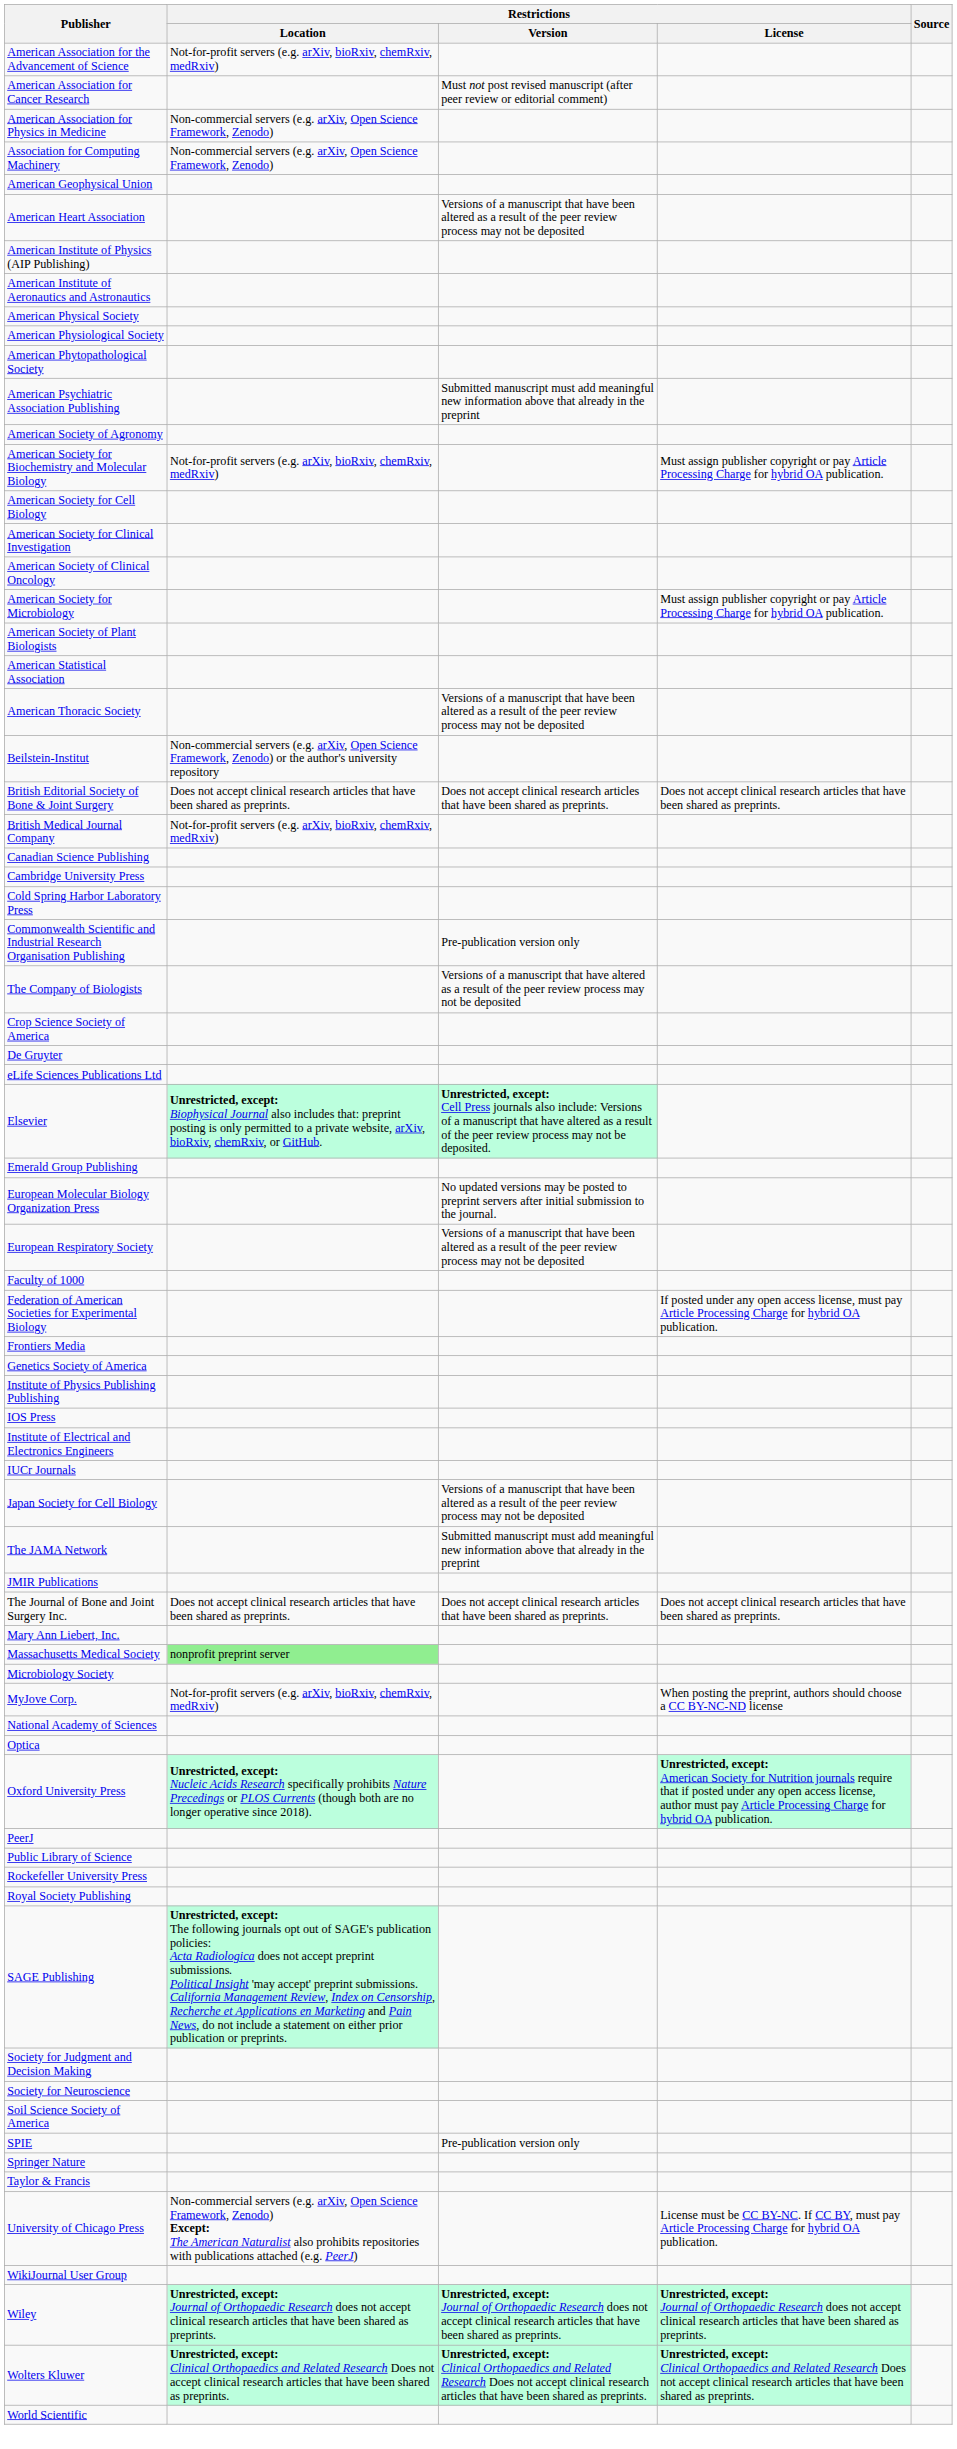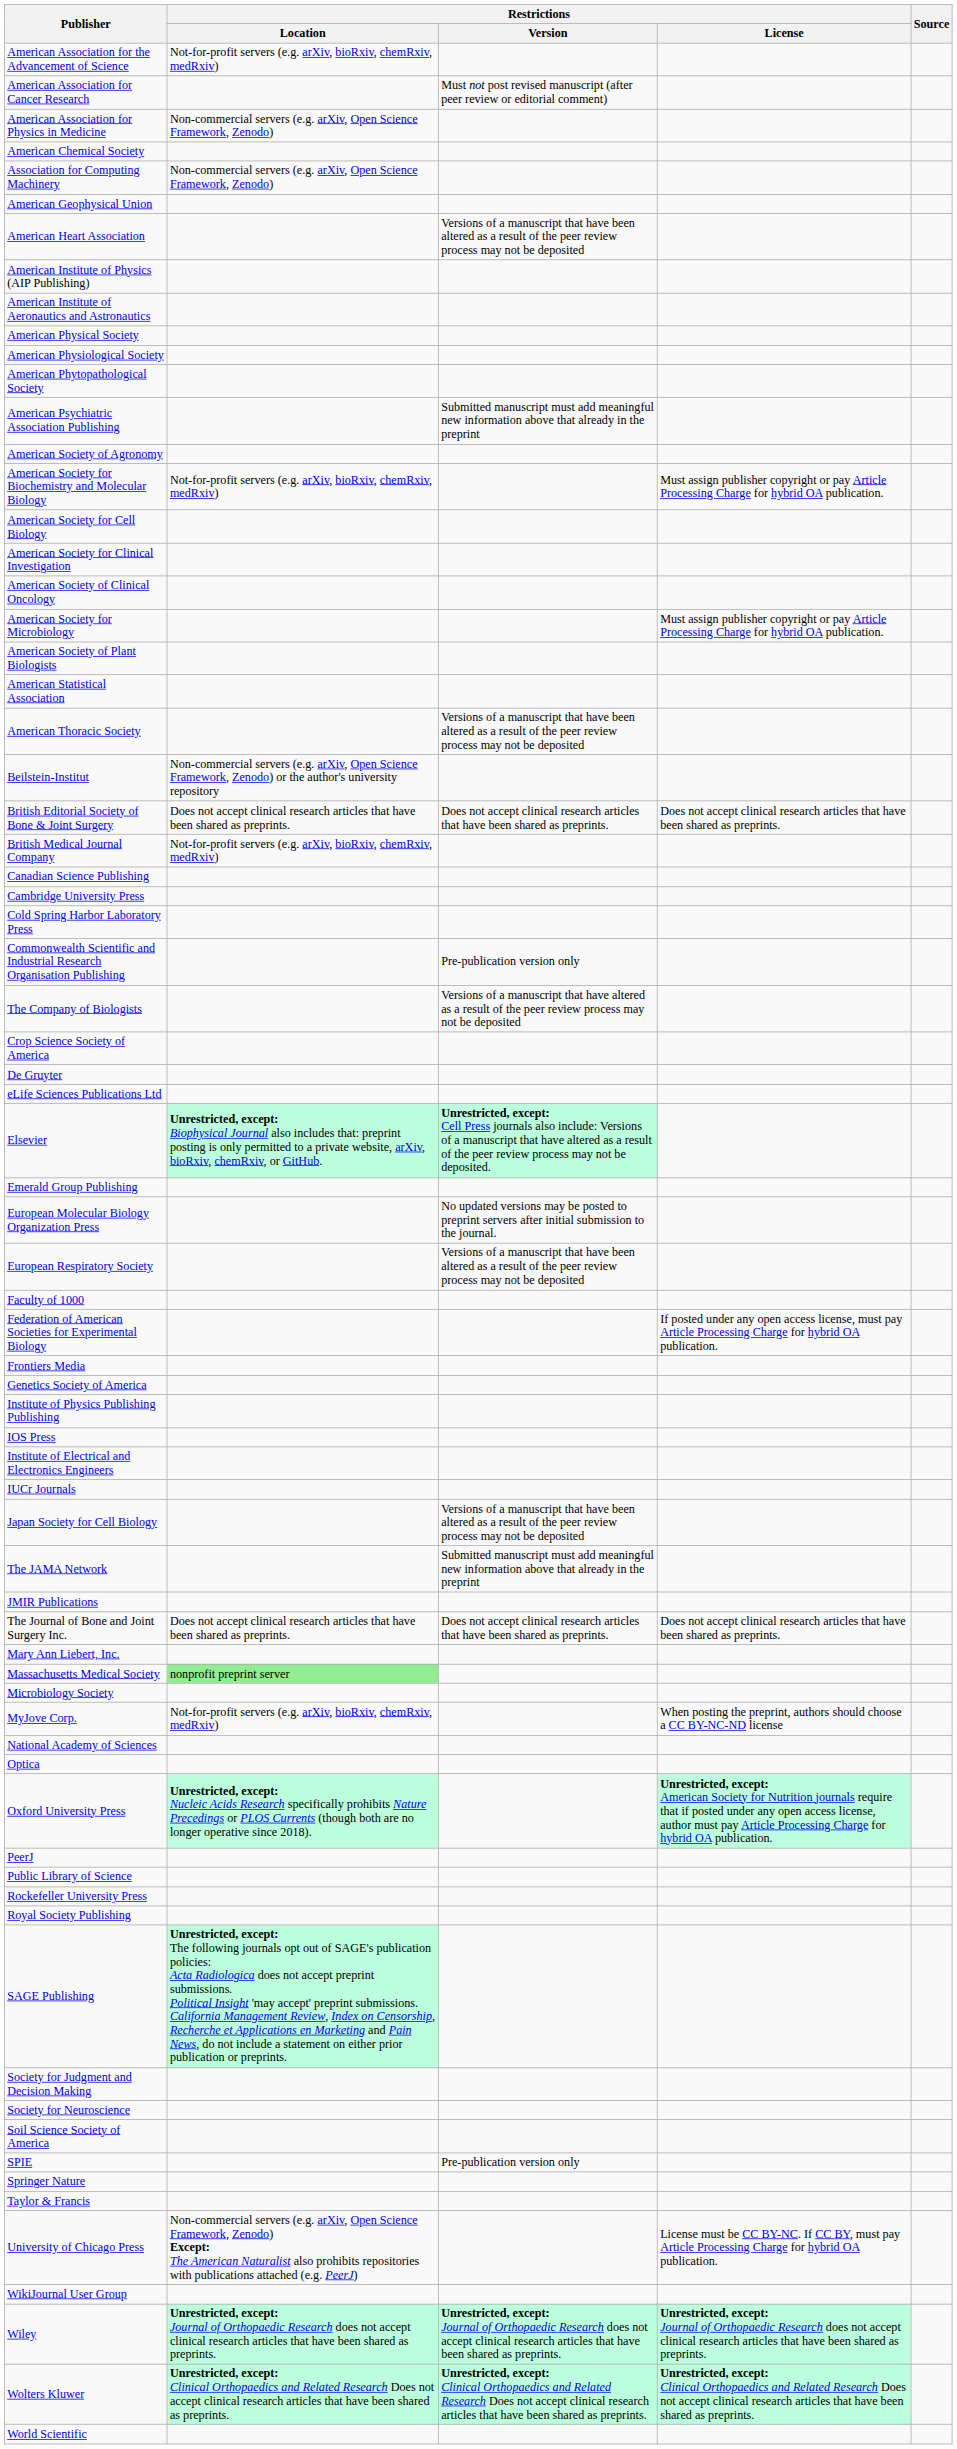+ row: (76, 151)
